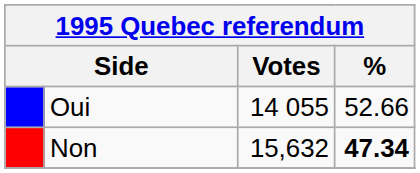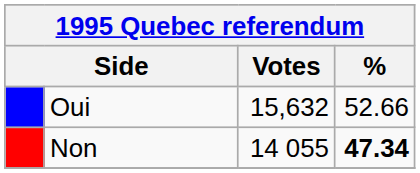(289, 107) 14 055 -> (289, 107) 15,632
(289, 148) 15,632 -> (289, 148) 14 055
